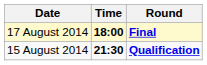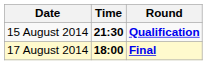rows swapped: (48, 50) <-> (48, 32)
